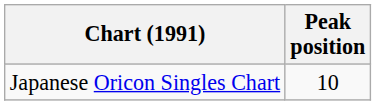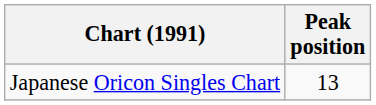(328, 81) 10 -> (328, 81) 13
